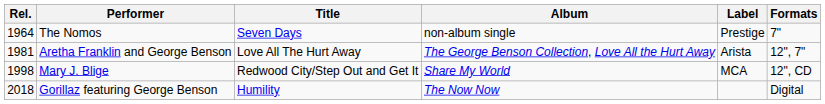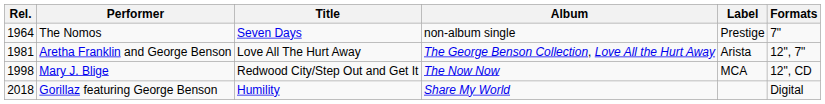(467, 71) Share My World -> (462, 71) The Now Now
(462, 90) The Now Now -> (467, 90) Share My World
